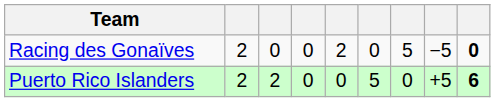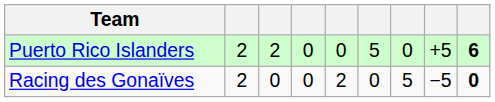rows swapped: (102, 81) <-> (102, 50)
